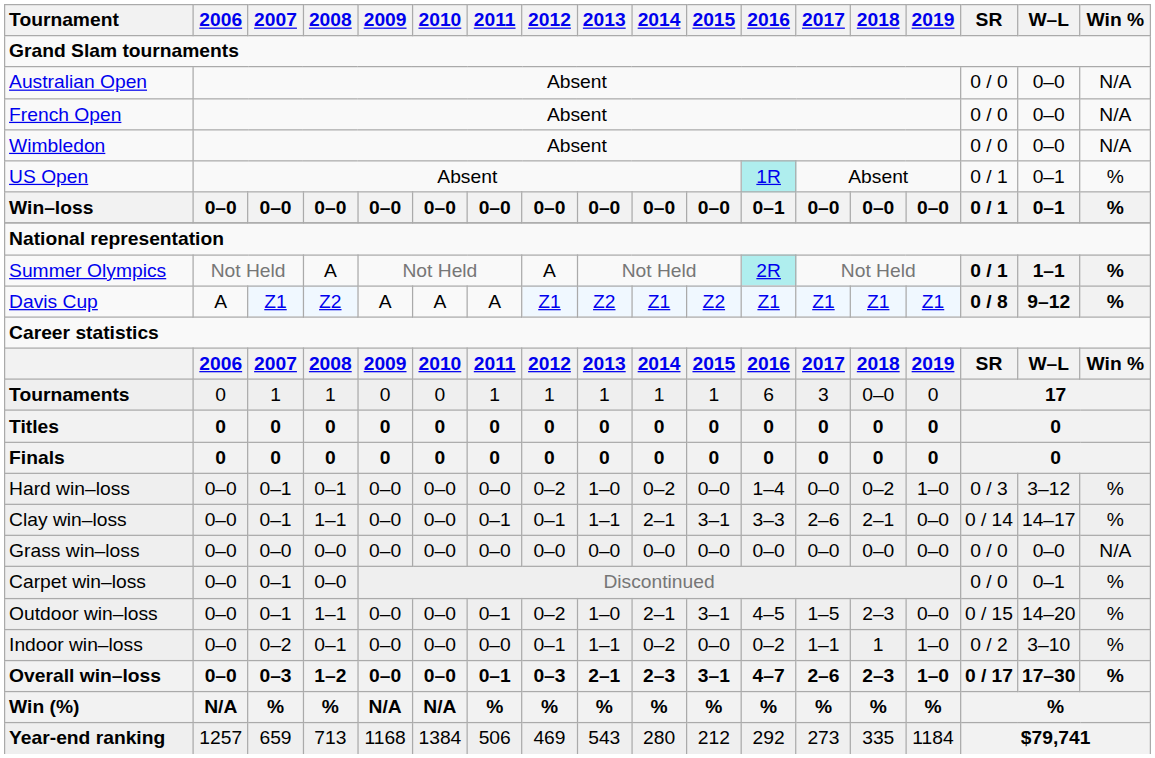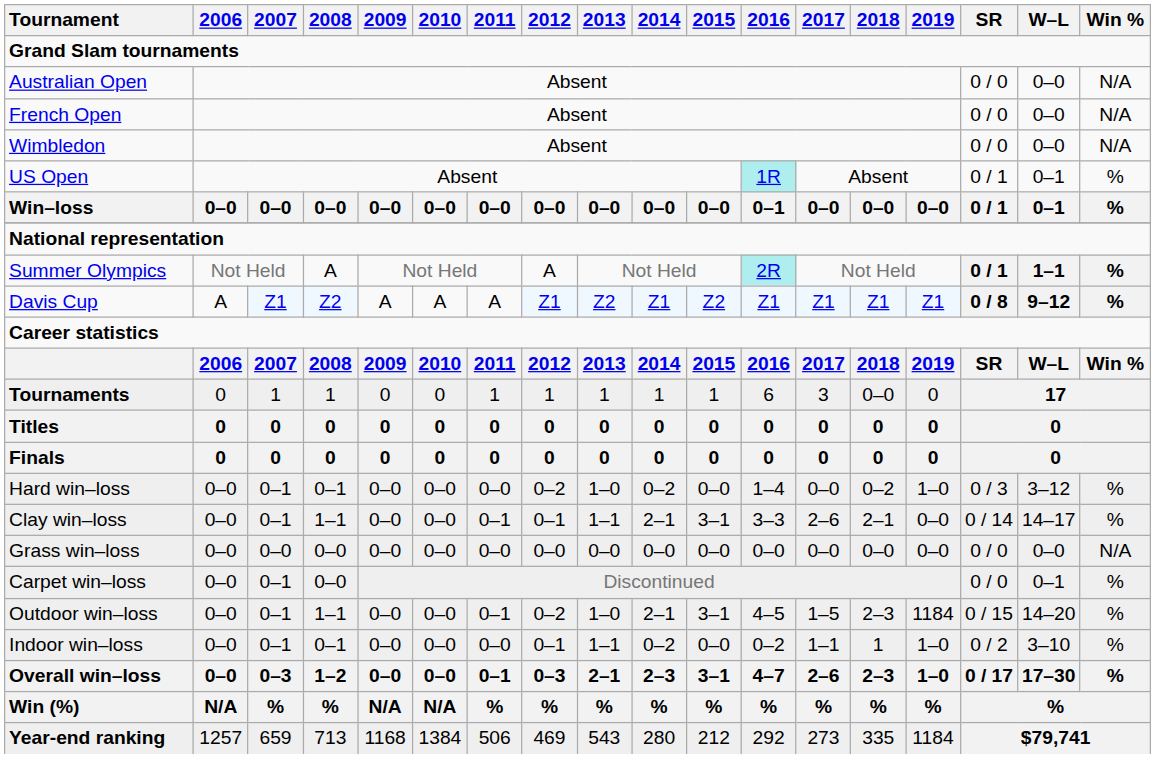(933, 613) 0–0 -> (933, 613) 1184
(276, 644) 0–2 -> (276, 644) 0–1
